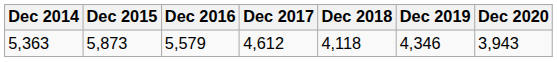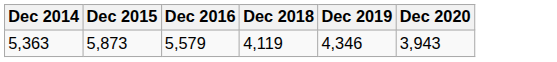- column: (279, 17)
(341, 43) 4,118 -> (263, 43) 4,119
